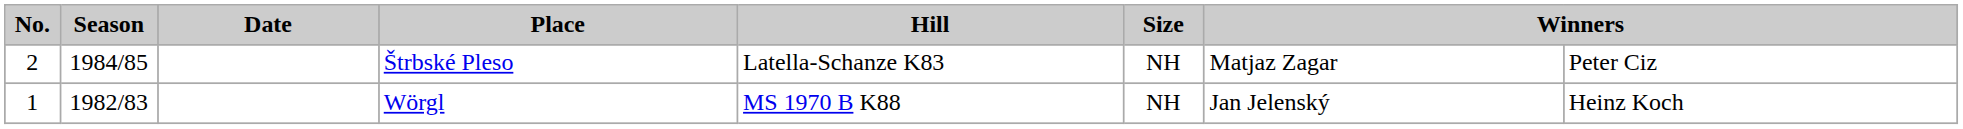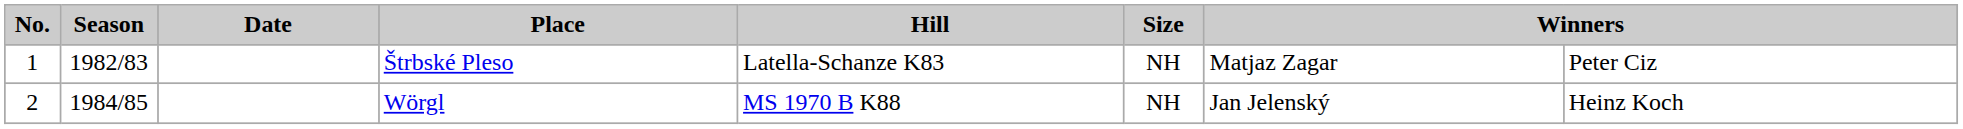(32, 62) 2 -> (32, 62) 1
(109, 62) 1984/85 -> (109, 62) 1982/83
(32, 102) 1 -> (32, 102) 2
(109, 102) 1982/83 -> (109, 102) 1984/85
